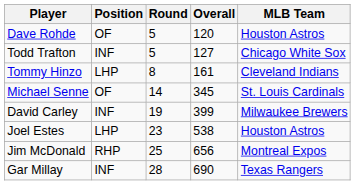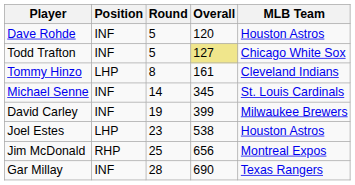(103, 33) OF -> (104, 33) INF
(204, 53) no background -> (204, 53) khaki background
(103, 92) OF -> (104, 92) INF
